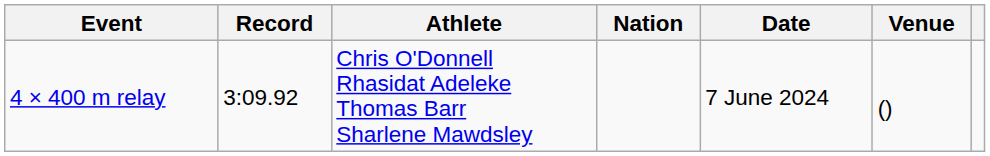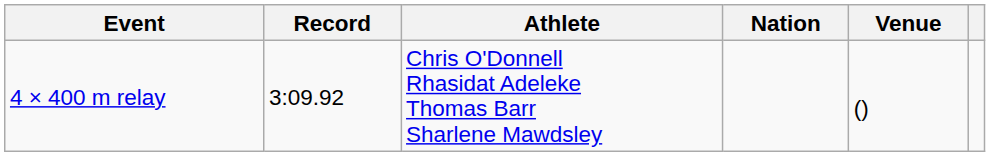- column: (786, 23)
